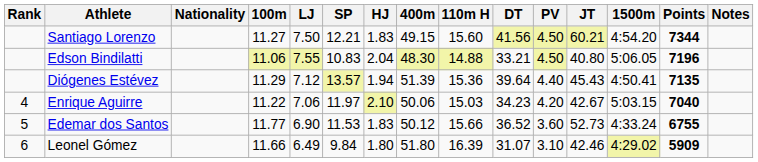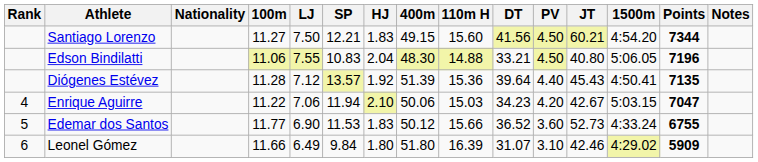(269, 80) 11.29 -> (269, 80) 11.28
(380, 80) 1.94 -> (380, 80) 1.92
(343, 102) 11.97 -> (343, 102) 11.94
(684, 102) 7040 -> (684, 102) 7047
